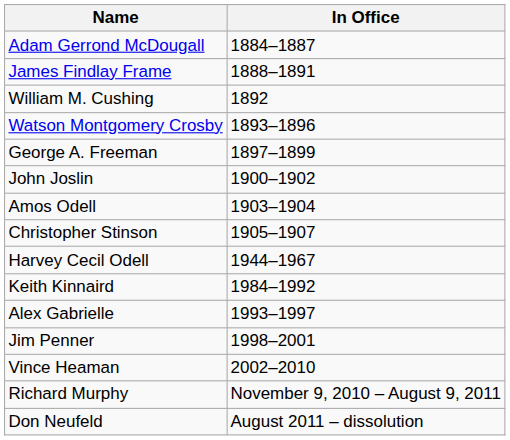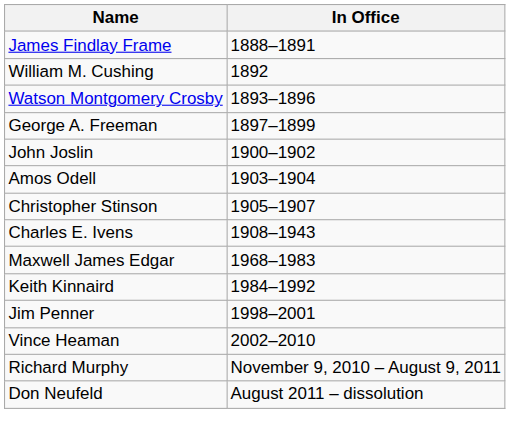- row: (106, 44)
+ row: (71, 233)
- row: (79, 260)
+ row: (91, 260)
- row: (61, 313)
